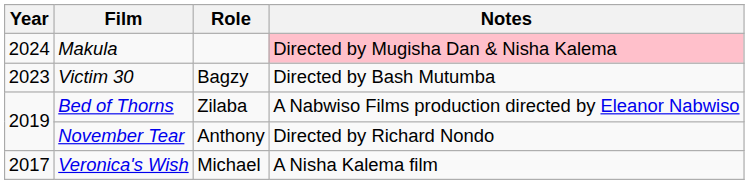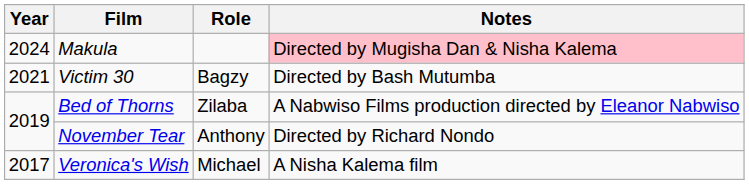(29, 77) 2023 -> (29, 77) 2021
